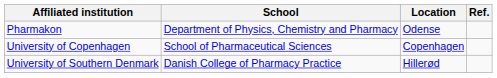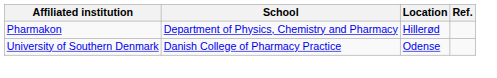(422, 30) Odense -> (421, 30) Hillerød
- row: (68, 47)
(421, 64) Hillerød -> (422, 47) Odense
